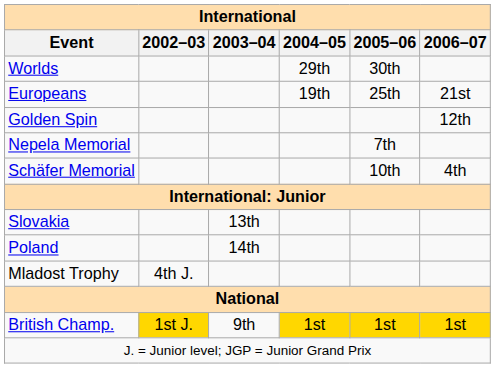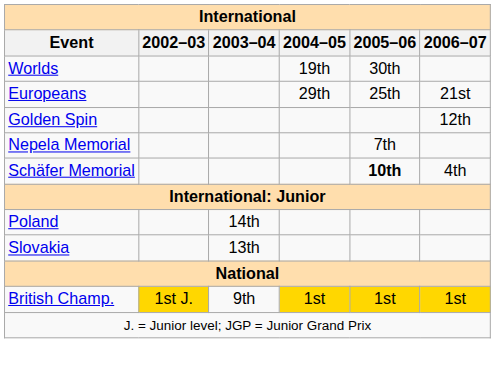(315, 68) 29th -> (315, 68) 19th
(315, 94) 19th -> (315, 94) 29th
(385, 171) normal -> (385, 171) bold
rows swapped: (33, 247) <-> (39, 222)
- row: (63, 273)
